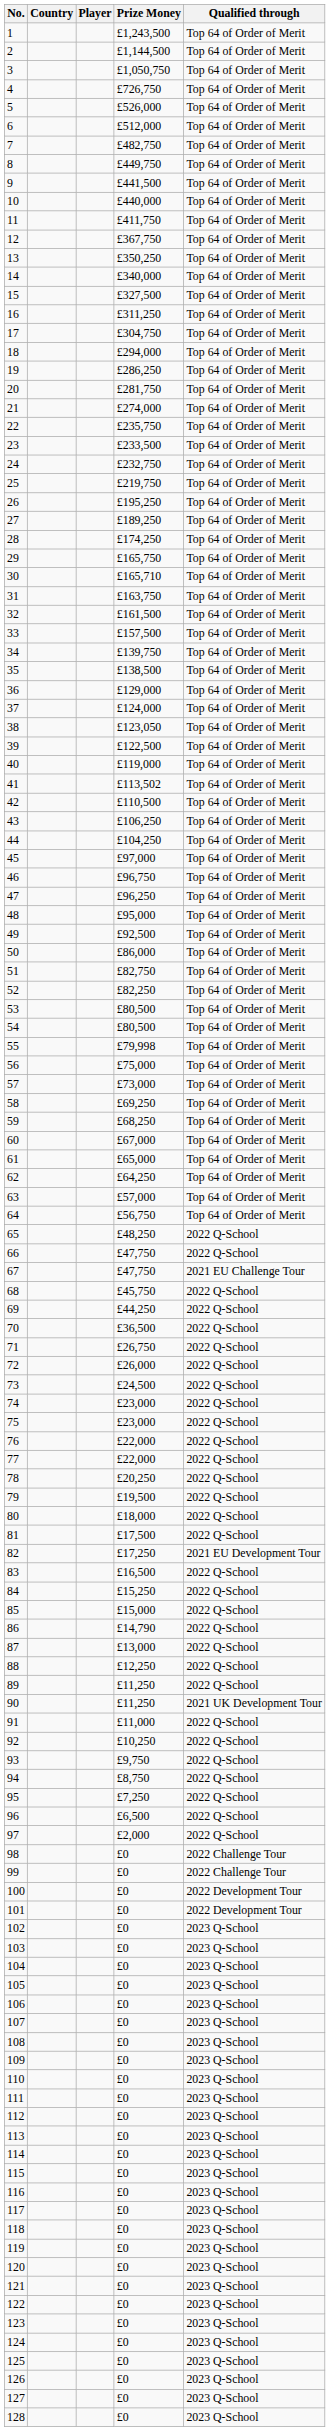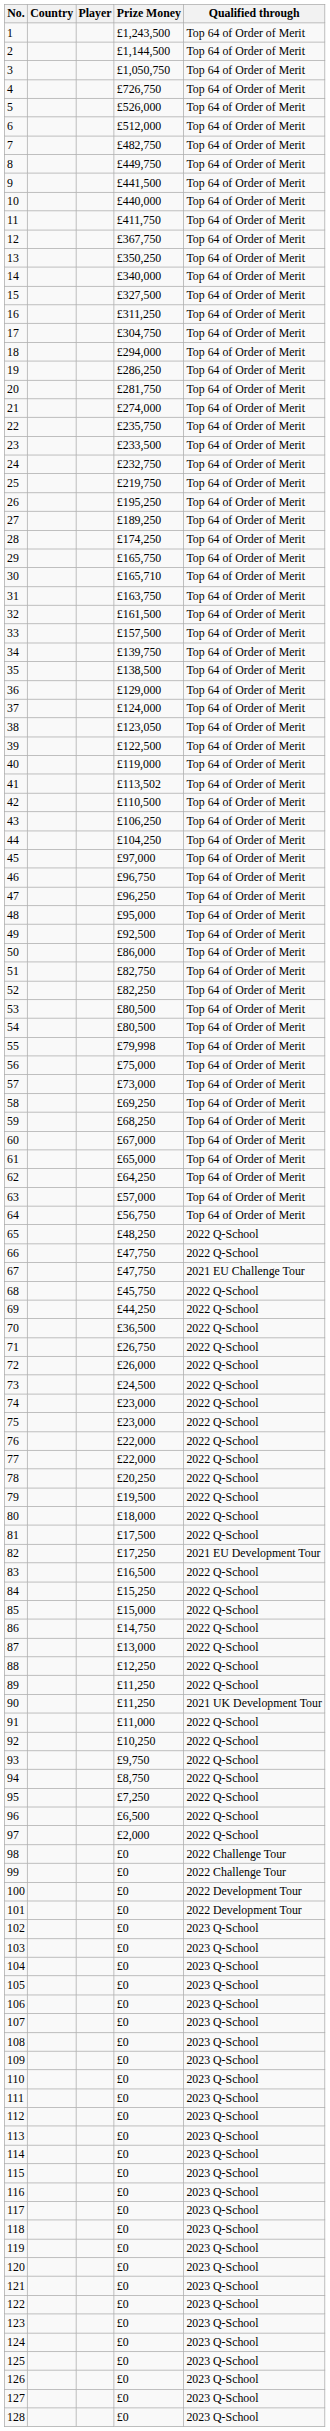(136, 1628) £14,790 -> (136, 1628) £14,750
